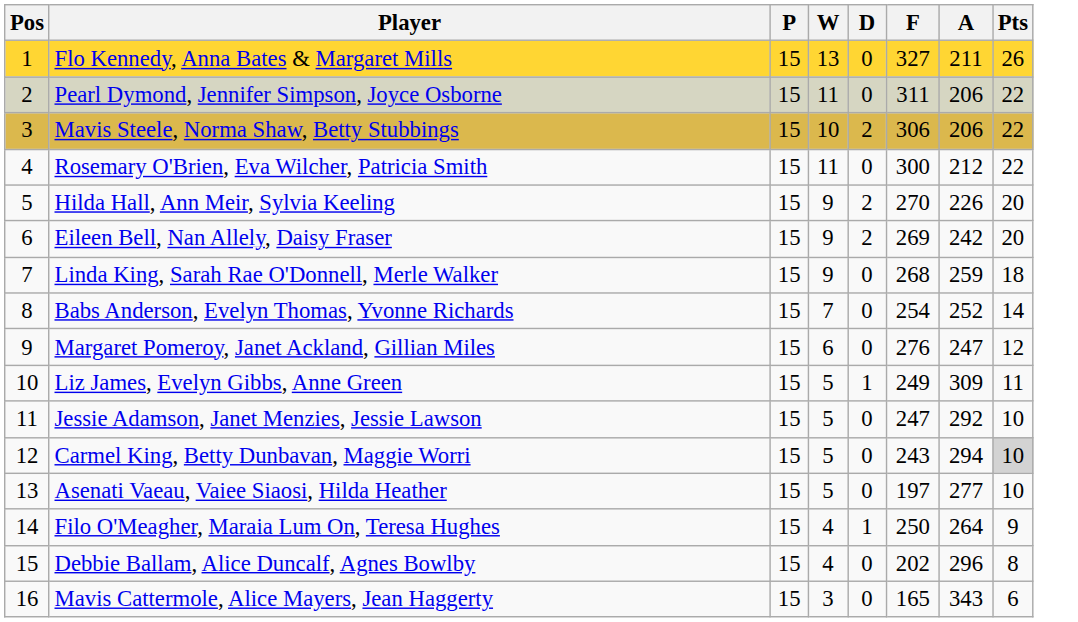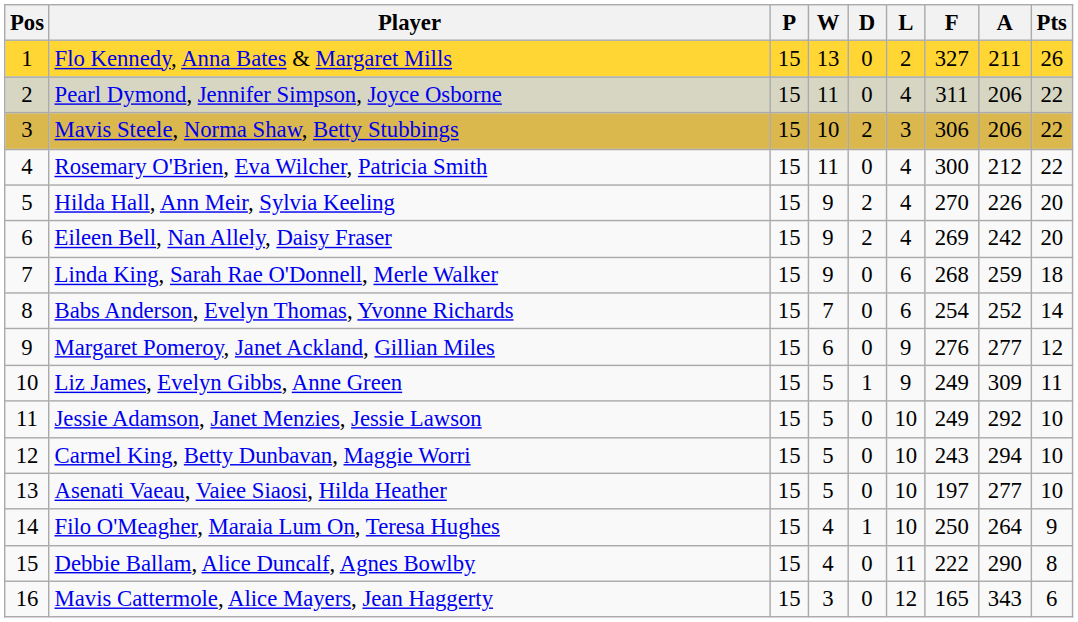+ column: (906, 22)
(966, 346) 247 -> (1005, 346) 277
(913, 418) 247 -> (952, 418) 249
(1013, 454) lightgrey background -> (1052, 454) no background
(913, 563) 202 -> (952, 563) 222
(966, 563) 296 -> (1005, 563) 290
